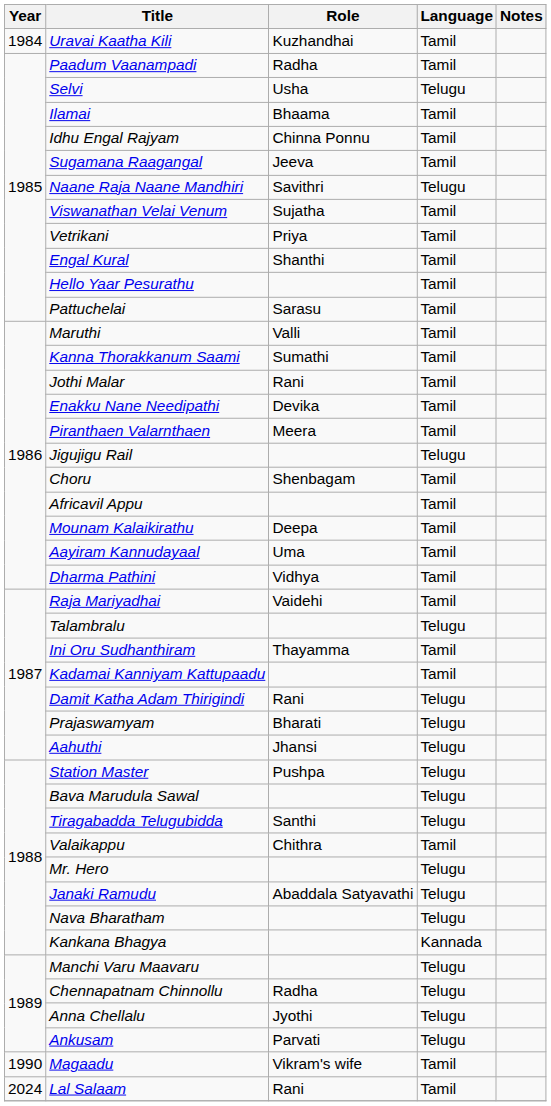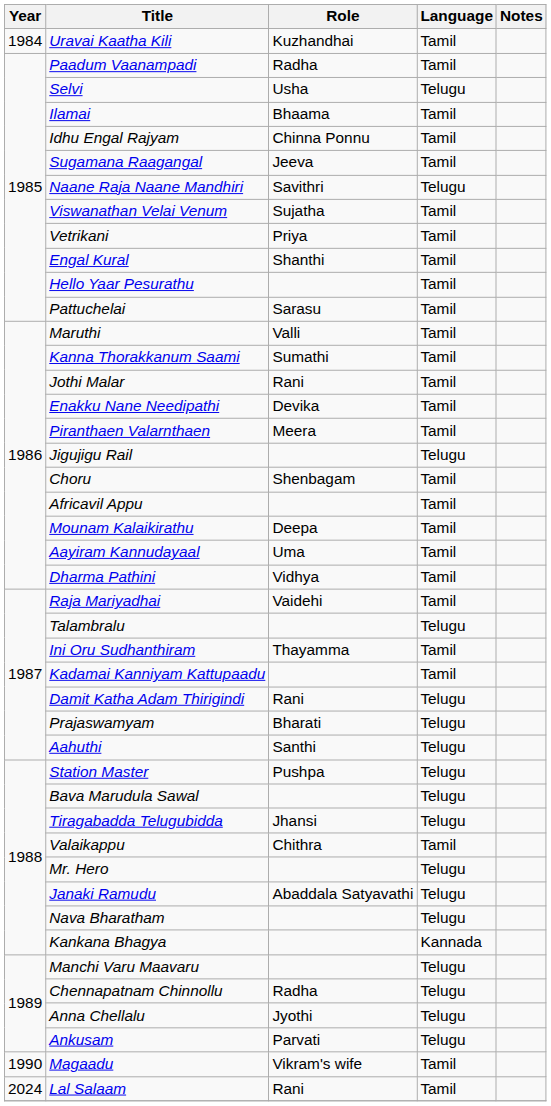(295, 747) Jhansi -> (294, 747) Santhi
(294, 820) Santhi -> (295, 820) Jhansi
